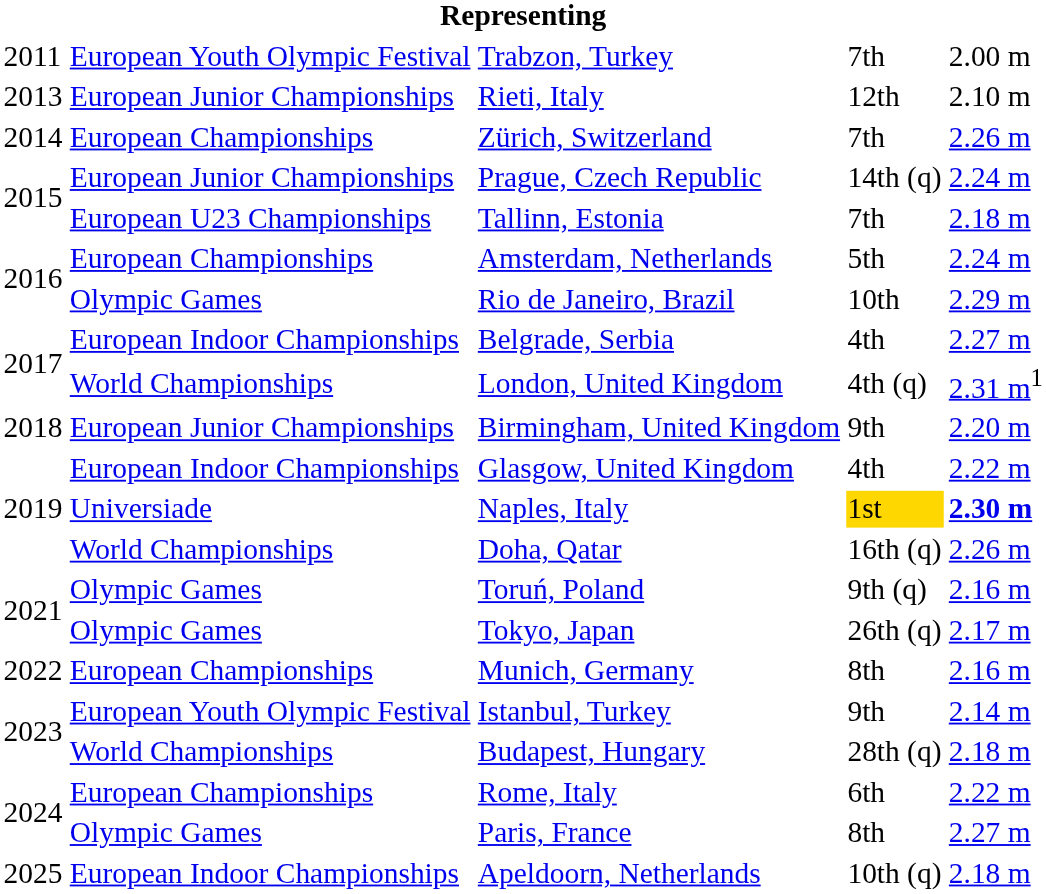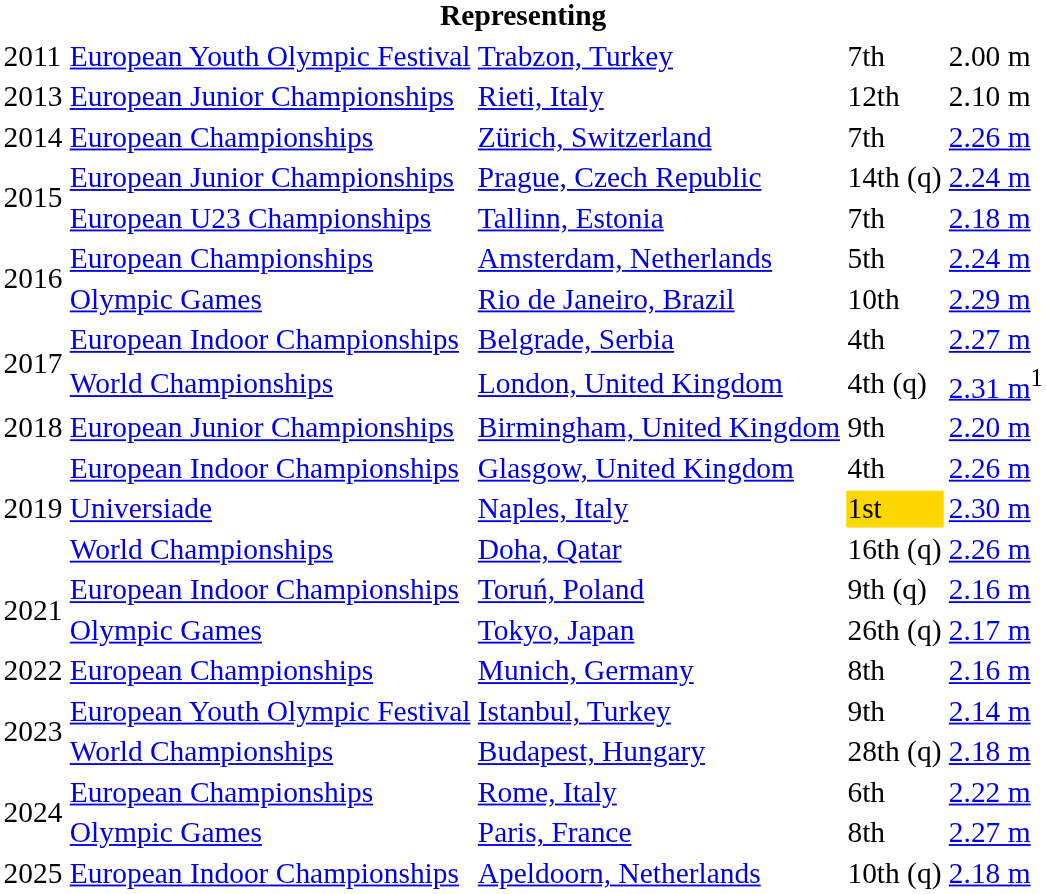(990, 468) 2.22 m -> (990, 468) 2.26 m
(991, 509) bold -> (990, 509) normal
(166, 590) Olympic Games -> (264, 590) European Indoor Championships
